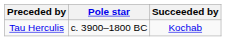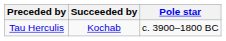columns swapped: (109, 12) <-> (185, 12)
